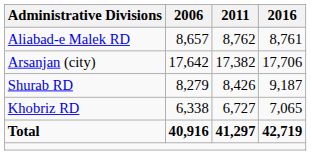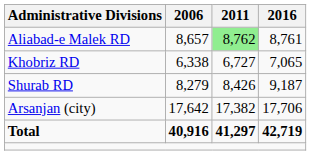(239, 39) no background -> (239, 39) lightgreen background
rows swapped: (44, 108) <-> (52, 62)
